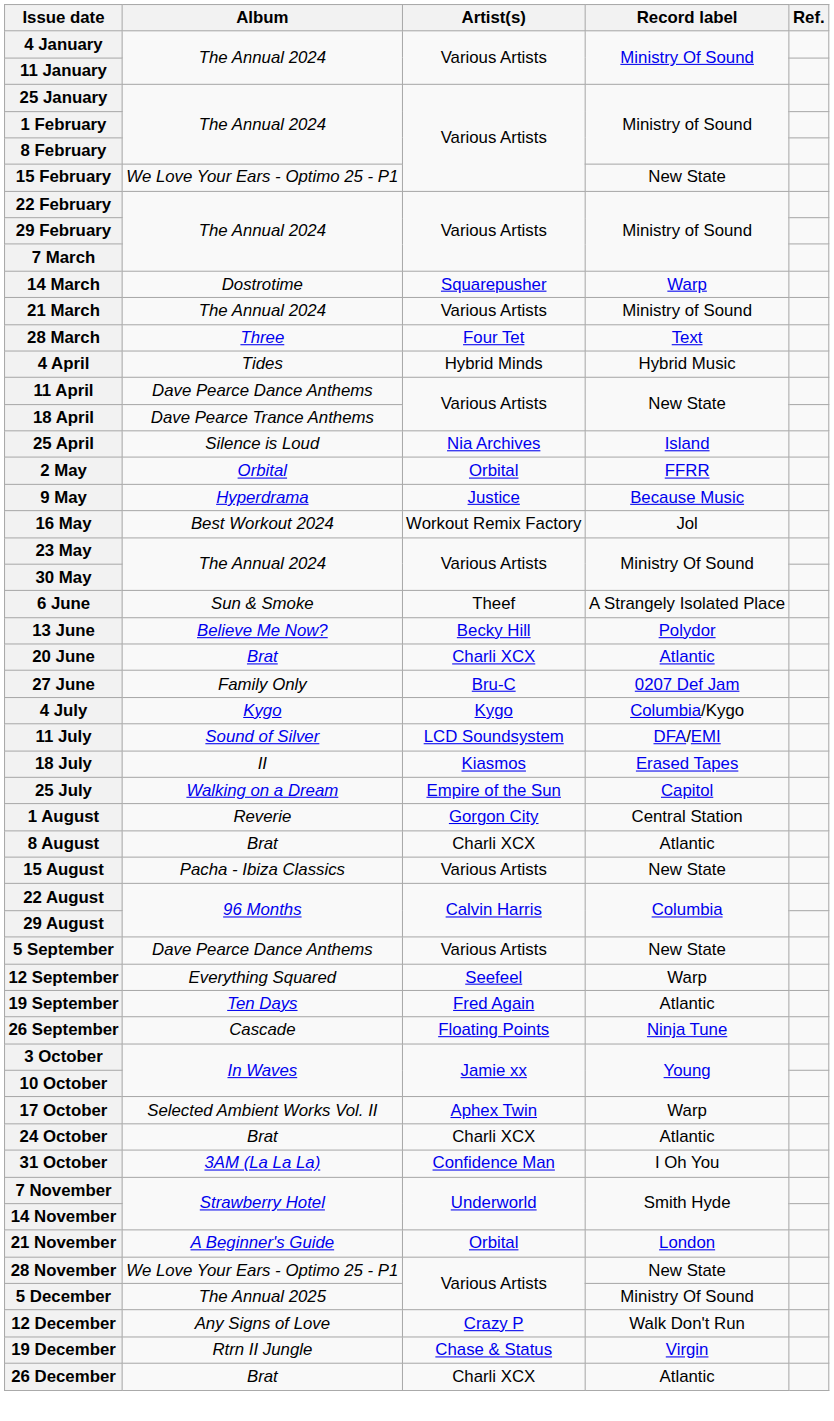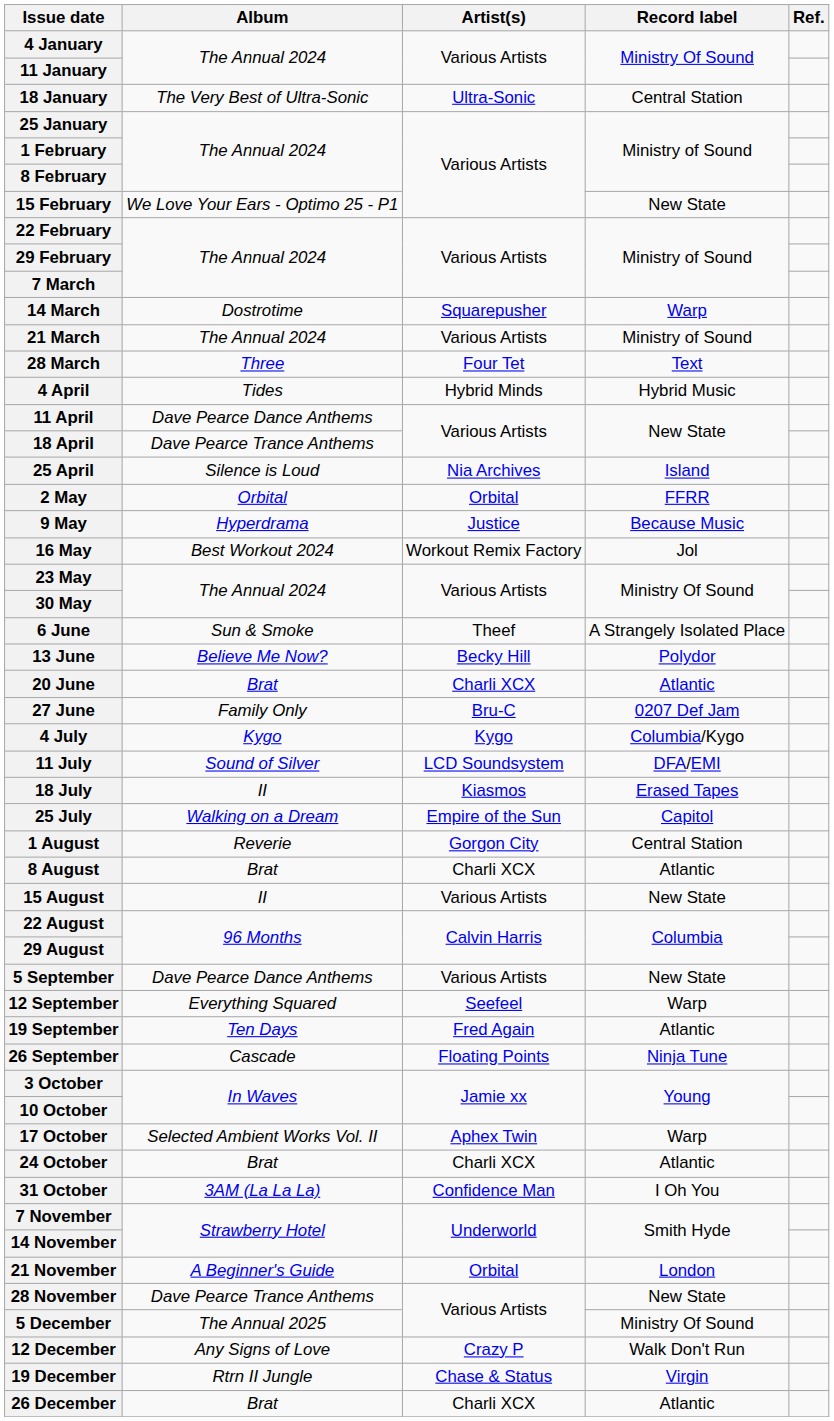+ row: (63, 97)
(262, 870) Pacha - Ibiza Classics -> (262, 897) II
(262, 1270) We Love Your Ears - Optimo 25 - P1 -> (262, 1296) Dave Pearce Trance Anthems
